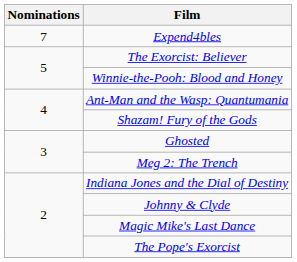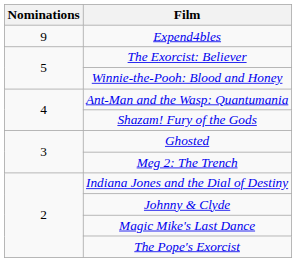(44, 36) 7 -> (44, 36) 9
